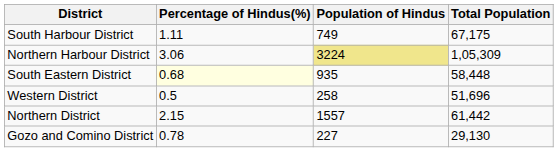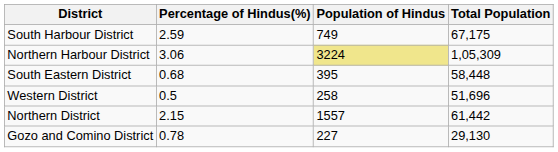(171, 34) 1.11 -> (172, 34) 2.59
(172, 75) lightyellow background -> (172, 75) no background
(327, 75) 935 -> (327, 75) 395
